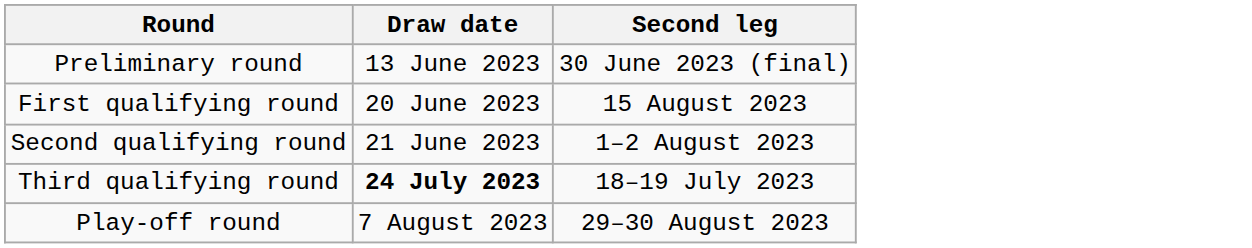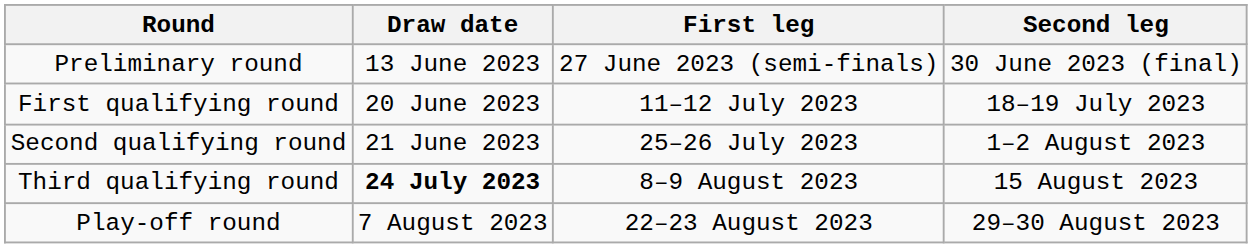+ column: (749, 25)
(705, 104) 15 August 2023 -> (1096, 104) 18–19 July 2023
(705, 183) 18–19 July 2023 -> (1096, 183) 15 August 2023
